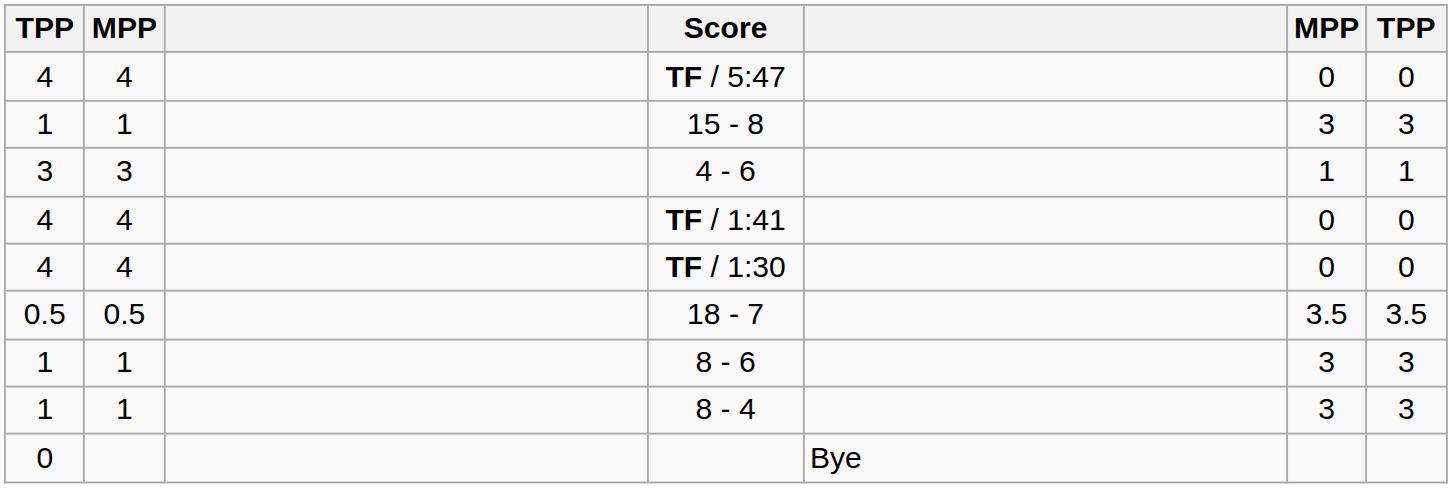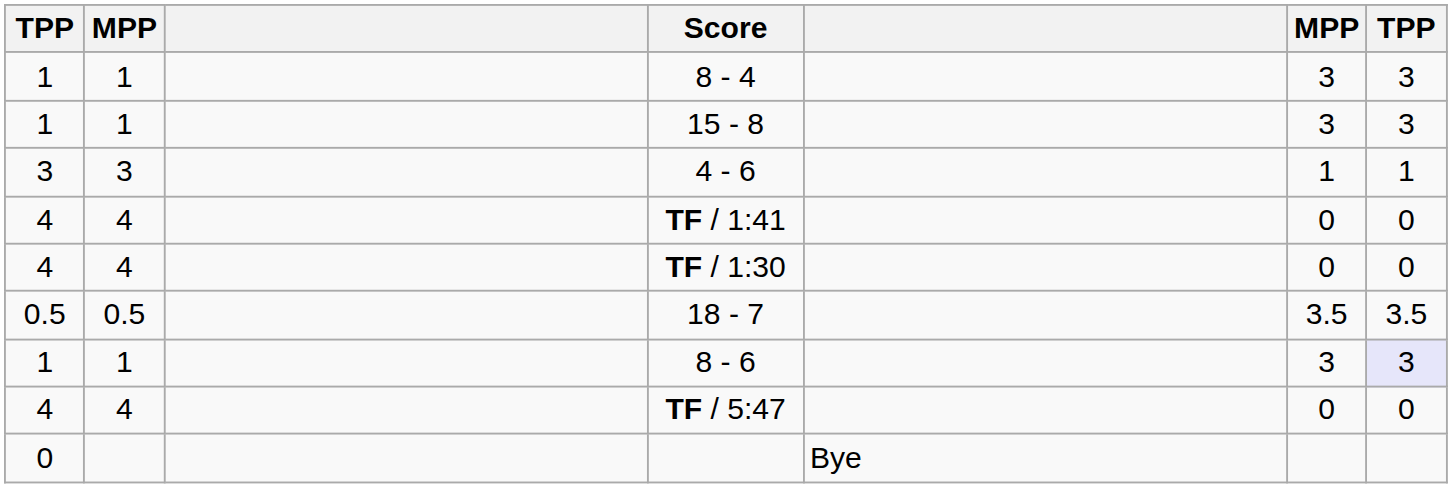rows swapped: (726, 76) <-> (726, 409)
(1406, 362) no background -> (1406, 362) lavender background
